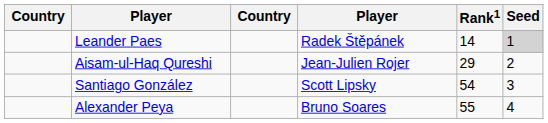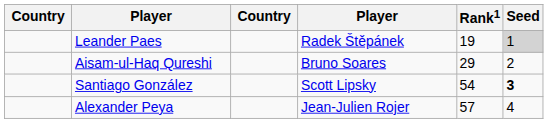(467, 41) 14 -> (467, 41) 19
(355, 63) Jean-Julien Rojer -> (344, 63) Bruno Soares
(510, 85) normal -> (510, 85) bold
(344, 107) Bruno Soares -> (355, 107) Jean-Julien Rojer
(467, 107) 55 -> (467, 107) 57
